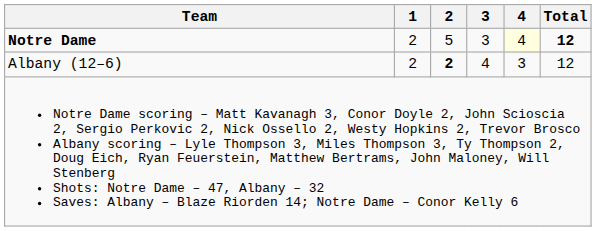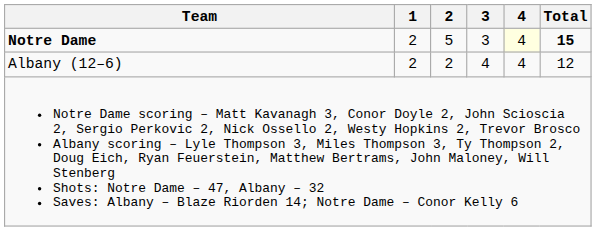(565, 40) 12 -> (565, 40) 15
(449, 64) bold -> (449, 64) normal
(522, 64) 3 -> (522, 64) 4
